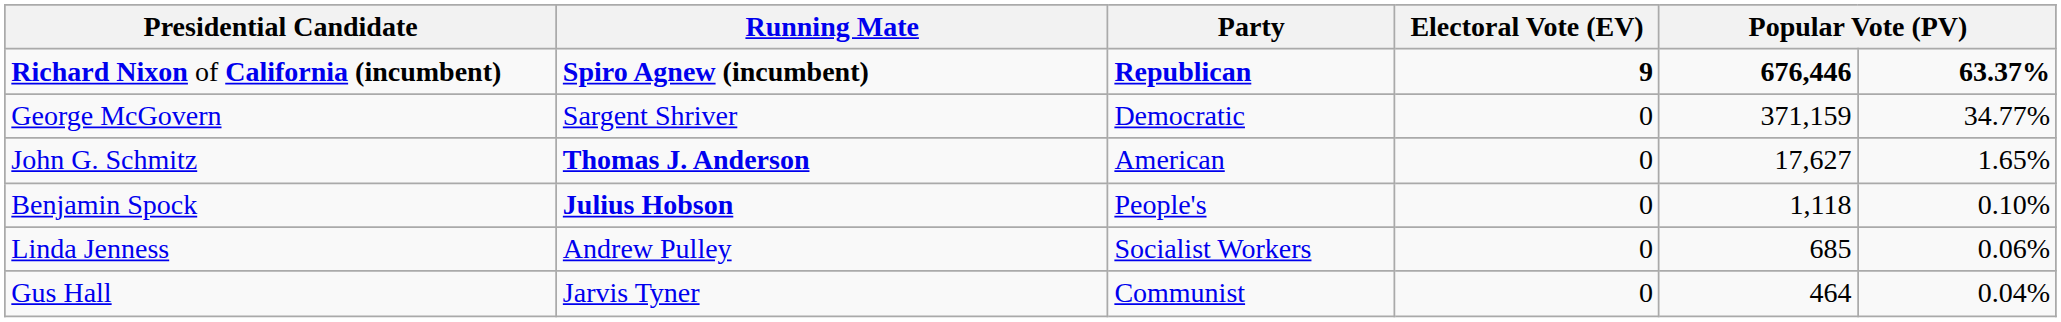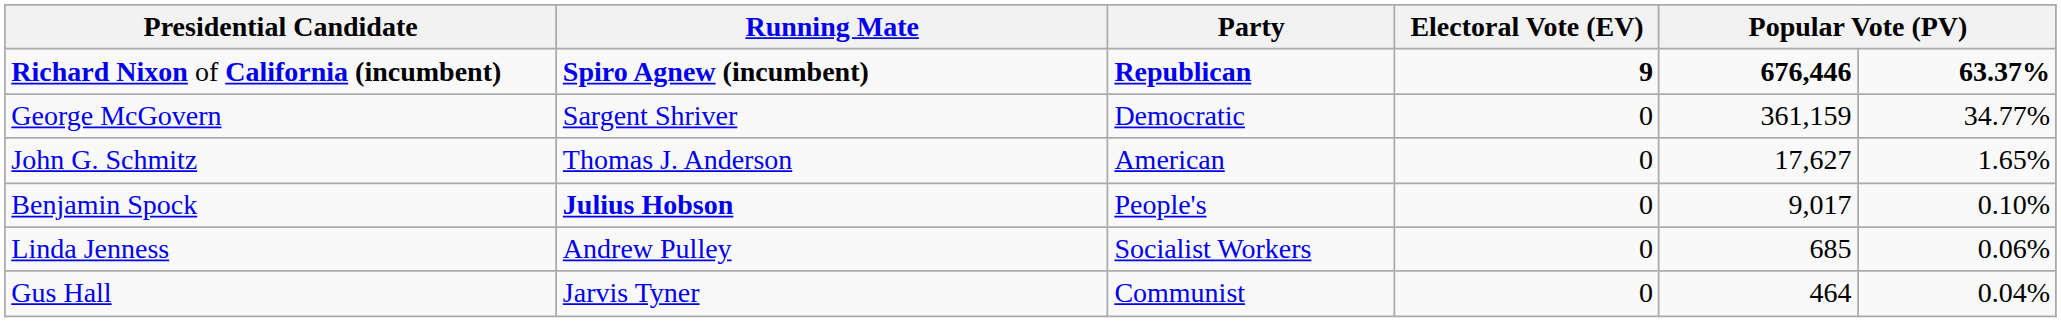(1806, 115) 371,159 -> (1806, 115) 361,159
(686, 159) bold -> (678, 159) normal
(1820, 204) 1,118 -> (1820, 204) 9,017
